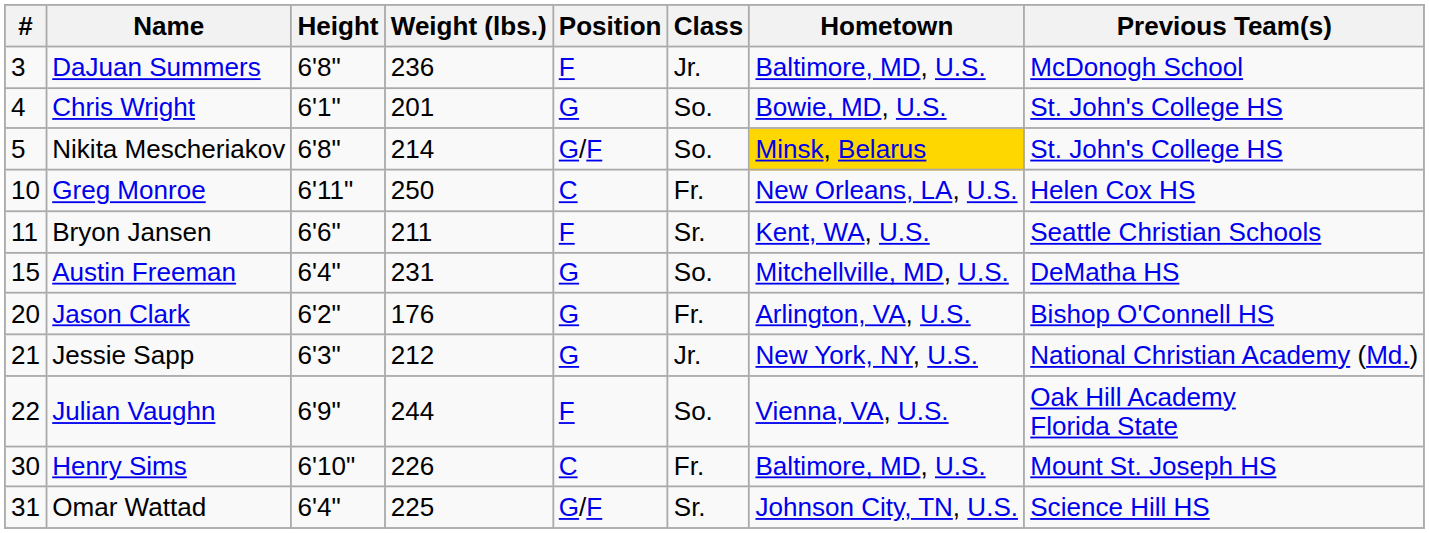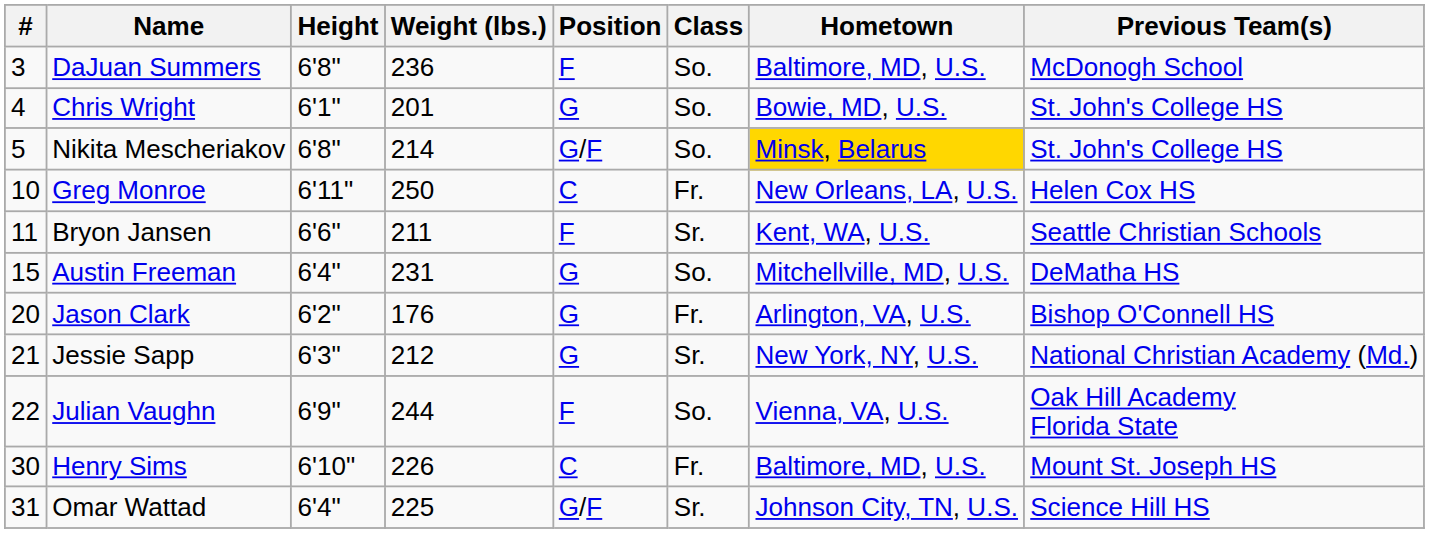(688, 67) Jr. -> (693, 67) So.
(688, 355) Jr. -> (690, 355) Sr.
